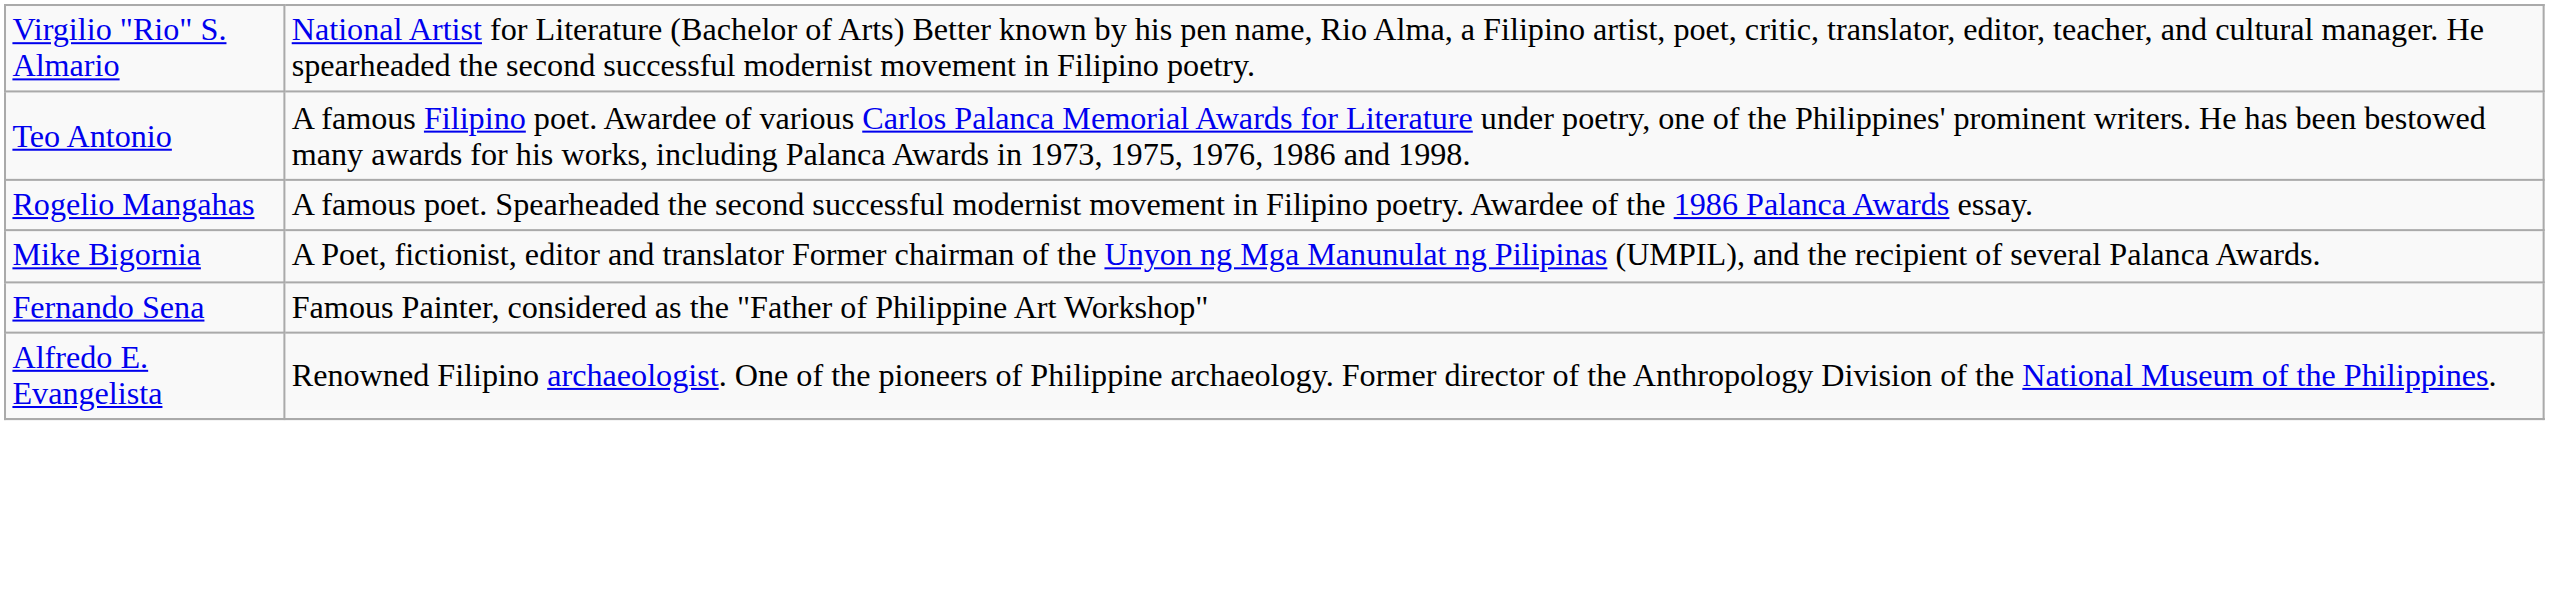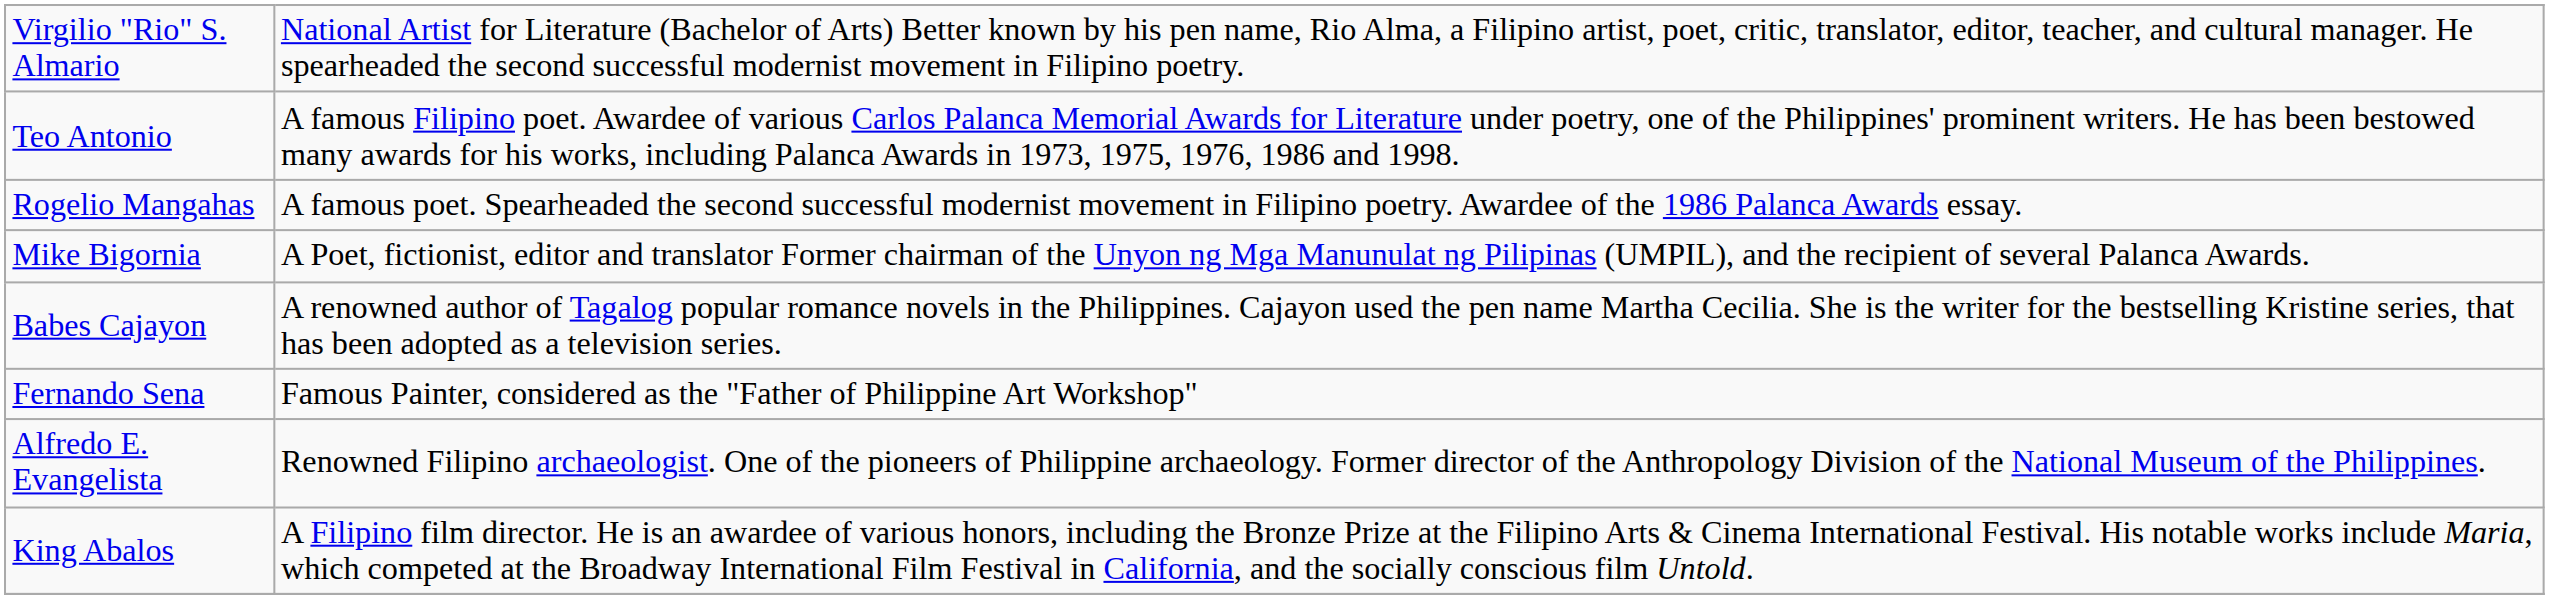+ row: (109, 324)
+ row: (93, 549)
